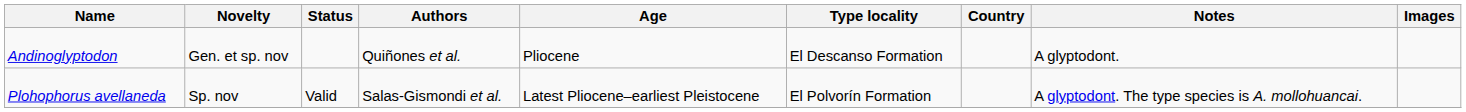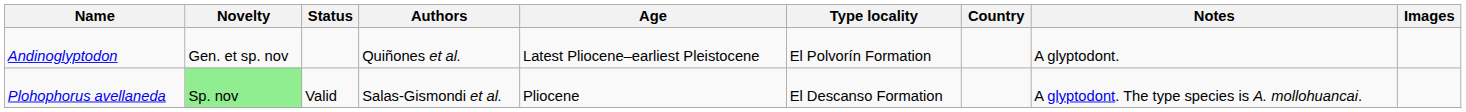(551, 56) Pliocene -> (641, 56) Latest Pliocene–earliest Pleistocene
(866, 56) El Descanso Formation -> (860, 56) El Polvorín Formation
(213, 95) no background -> (213, 95) lightgreen background
(641, 95) Latest Pliocene–earliest Pleistocene -> (551, 95) Pliocene
(860, 95) El Polvorín Formation -> (866, 95) El Descanso Formation
